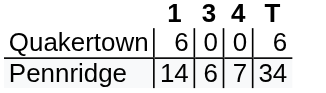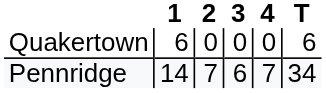+ column: (209, 13)
